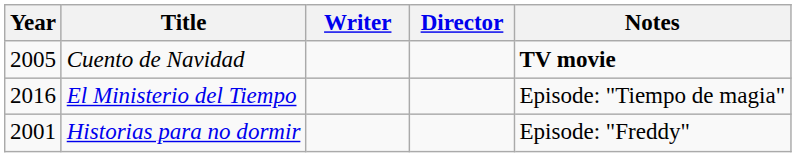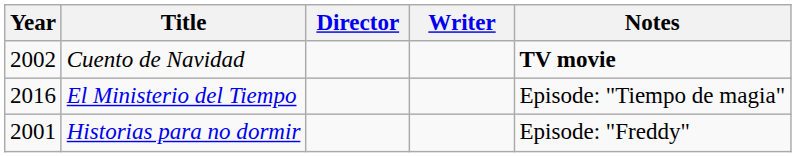columns swapped: (462, 22) <-> (358, 22)
(33, 59) 2005 -> (33, 59) 2002
